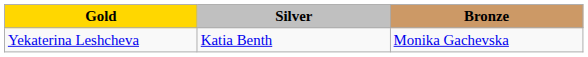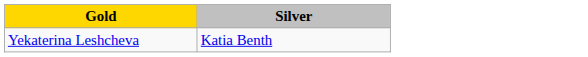- column: (487, 16)
